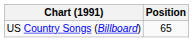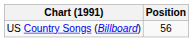(166, 28) 65 -> (166, 28) 56
